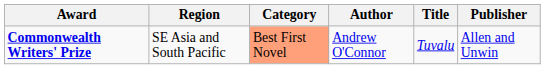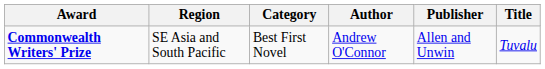columns swapped: (436, 15) <-> (499, 15)
(280, 44) lightsalmon background -> (280, 44) no background
